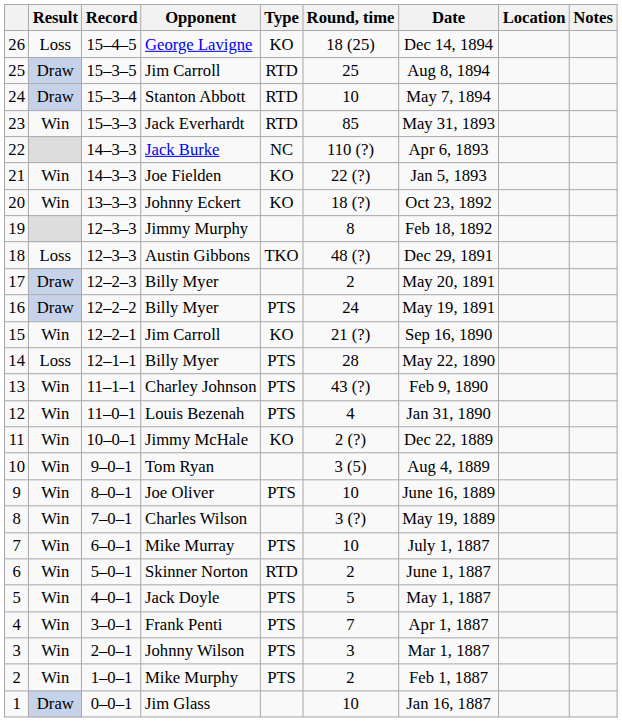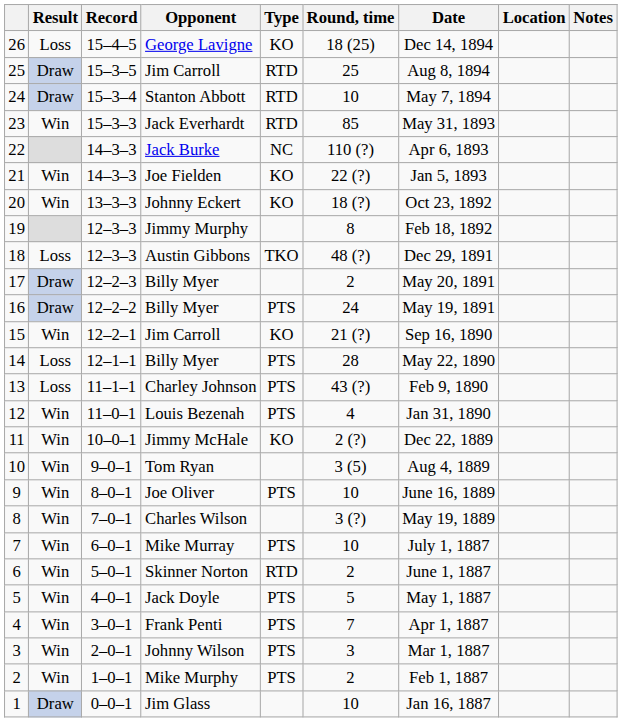(55, 387) Win -> (55, 387) Loss
